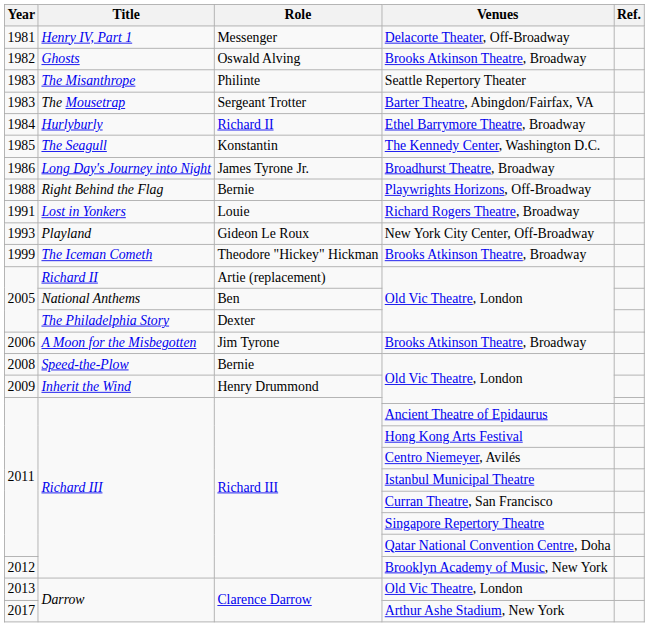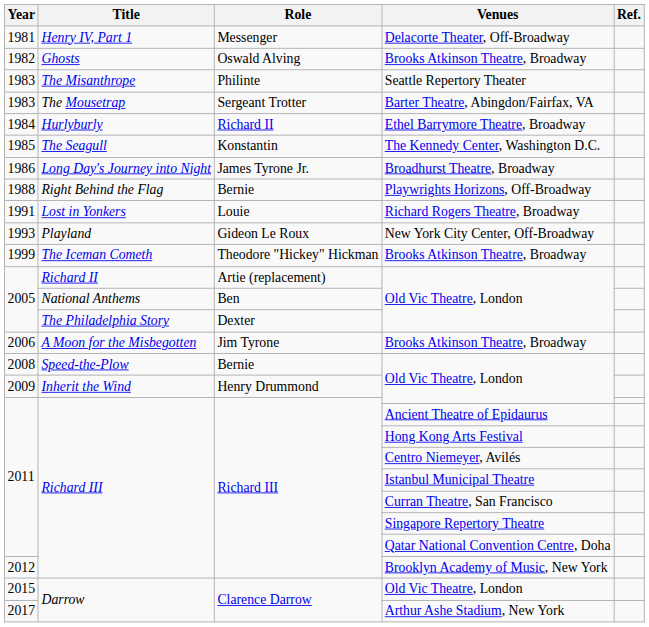(21, 589) 2013 -> (21, 589) 2015
